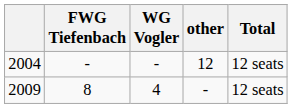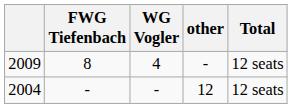rows swapped: (25, 89) <-> (25, 64)
